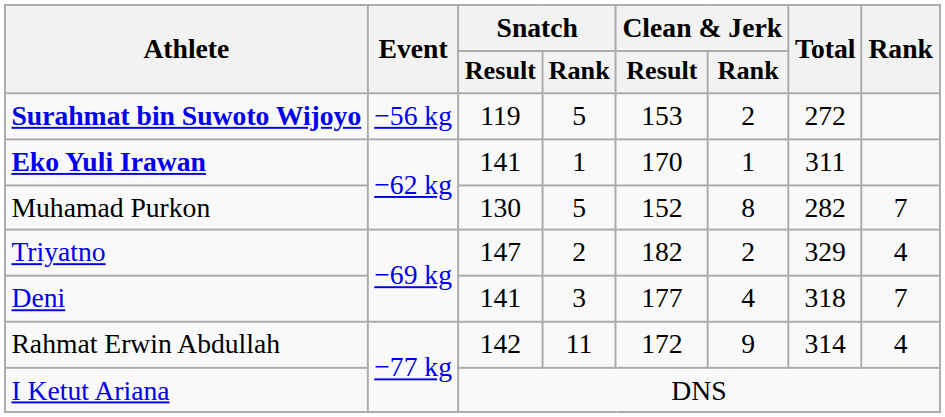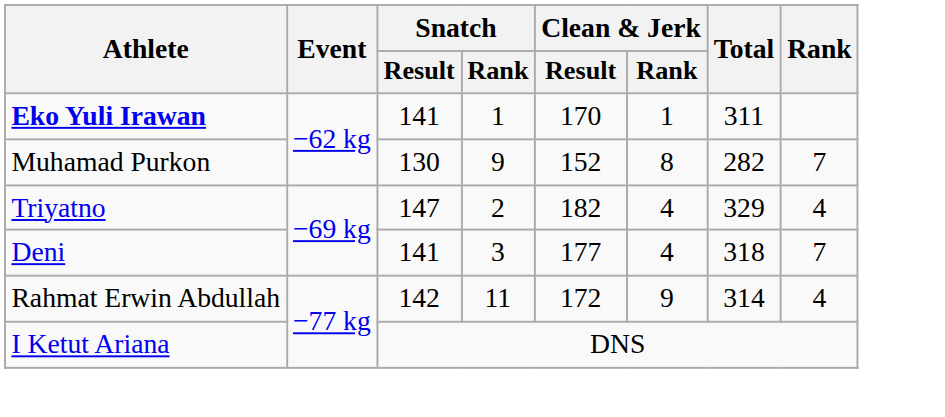- row: (186, 116)
(579, 207) 5 -> (498, 162) 9
(748, 253) 2 -> (667, 207) 4
